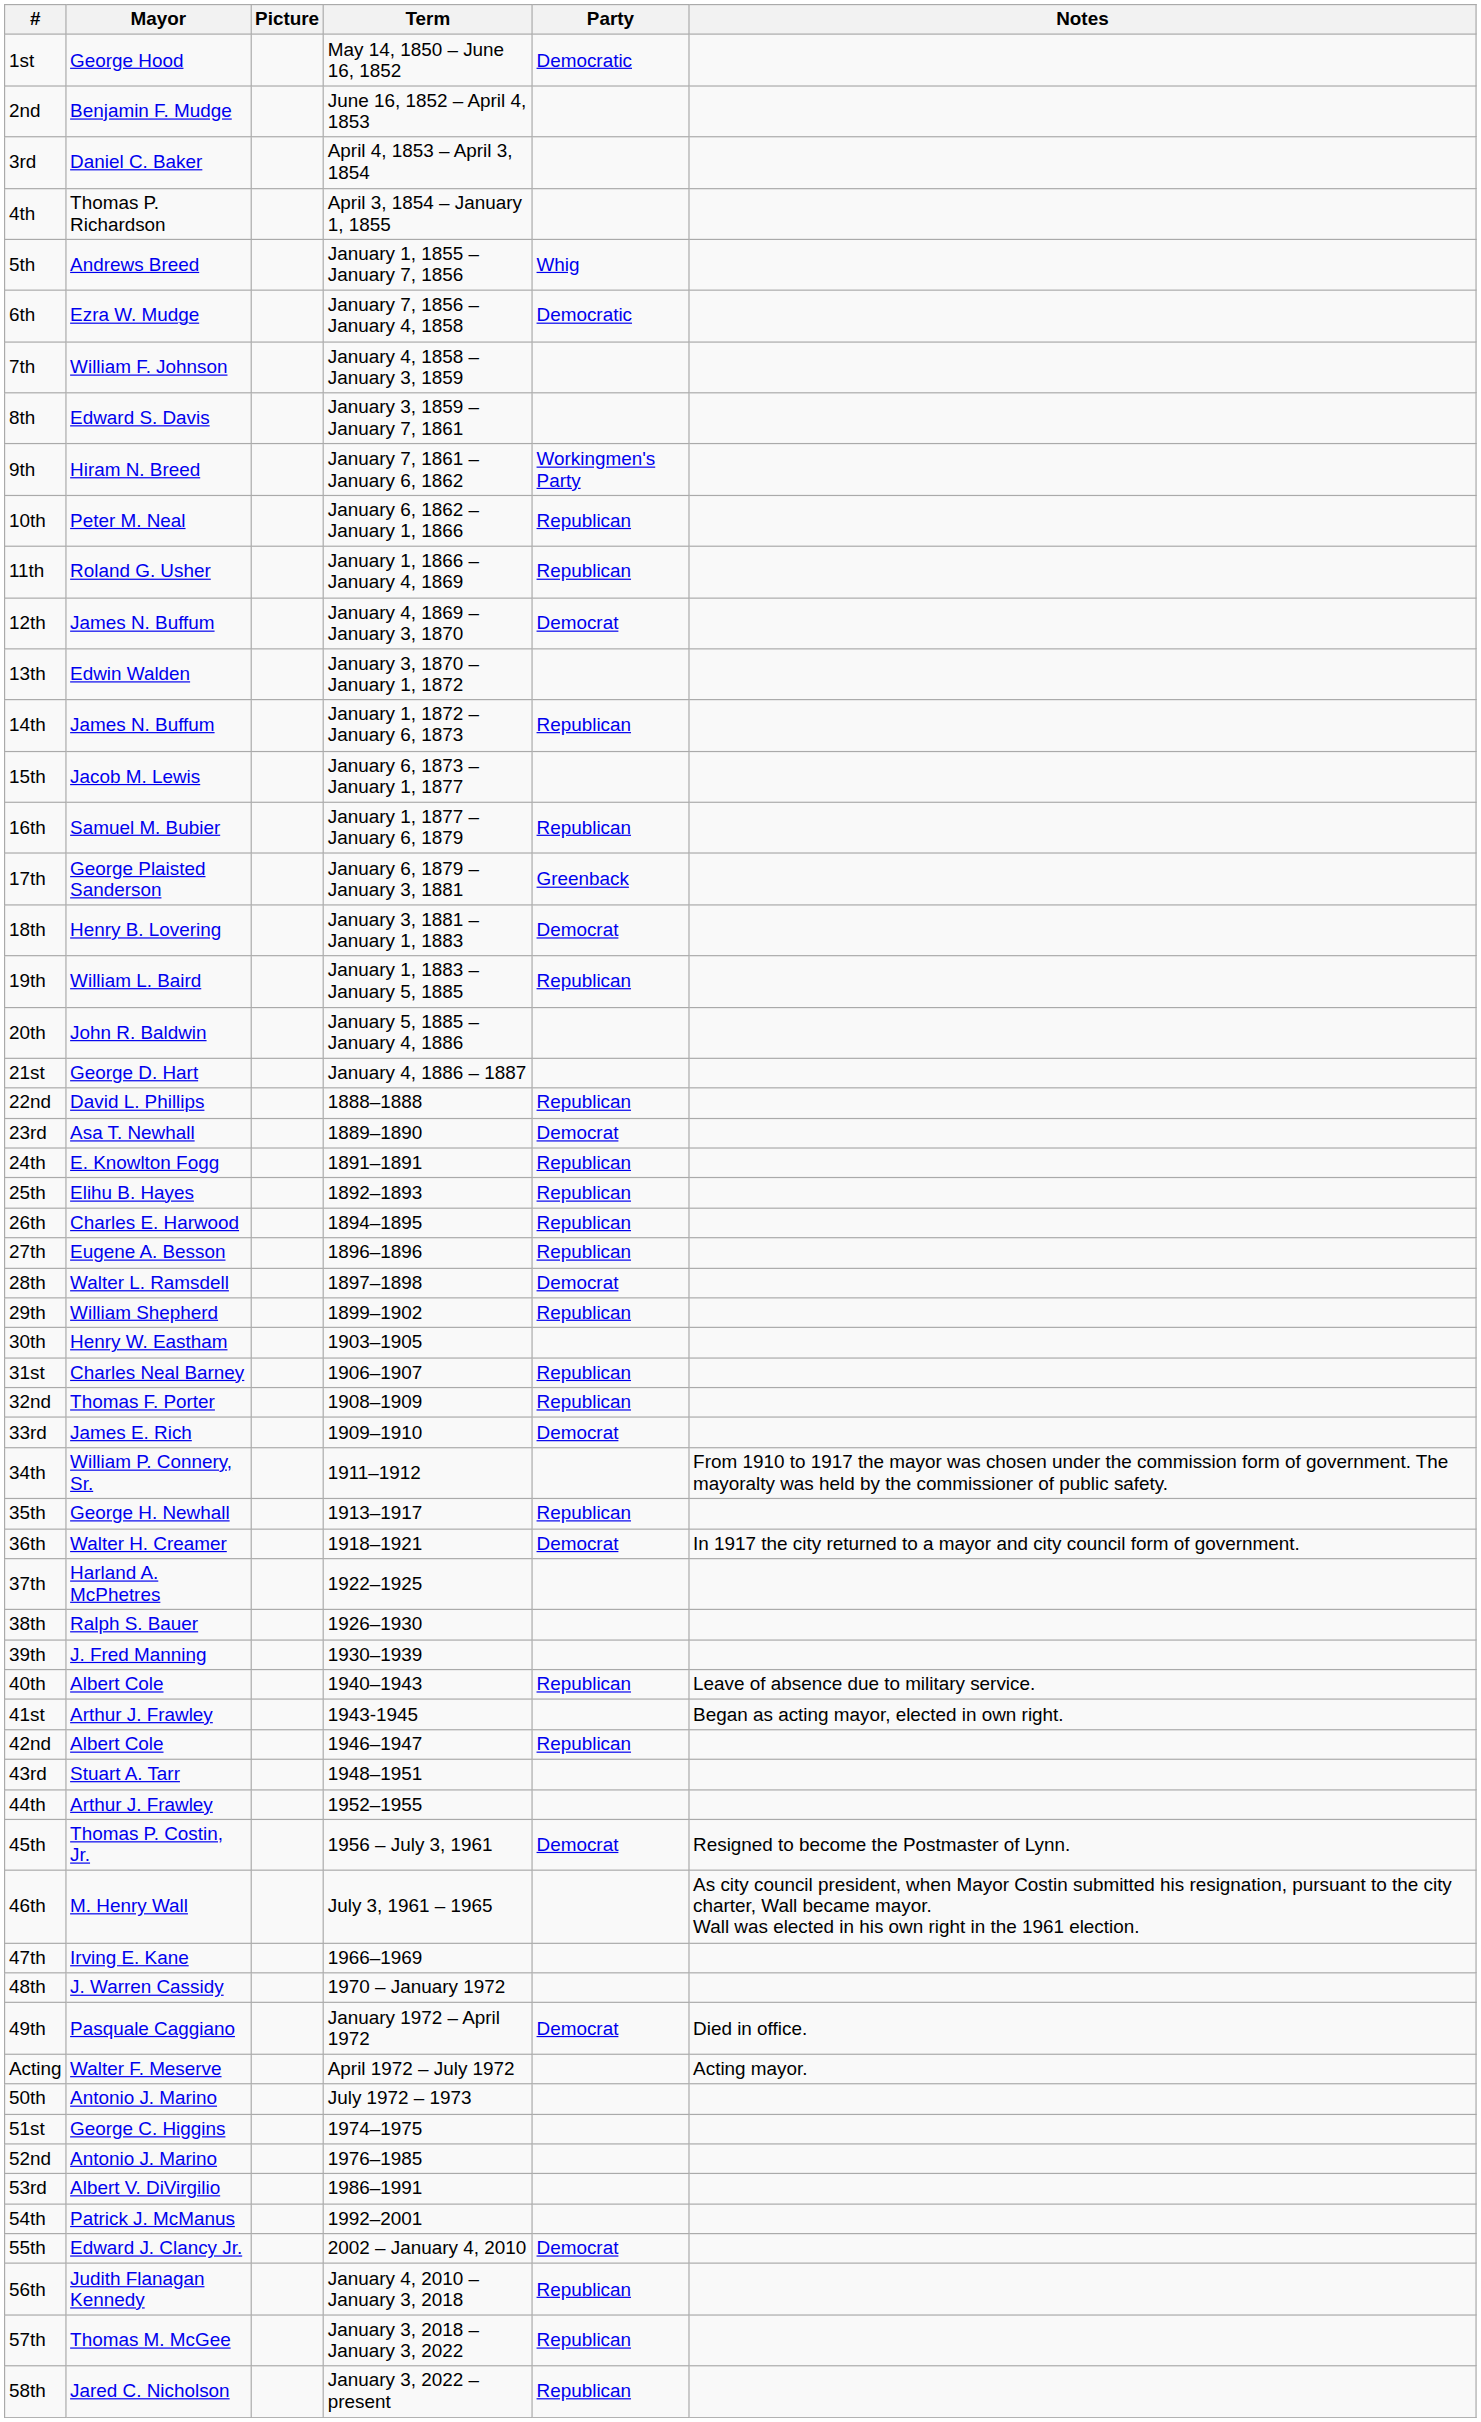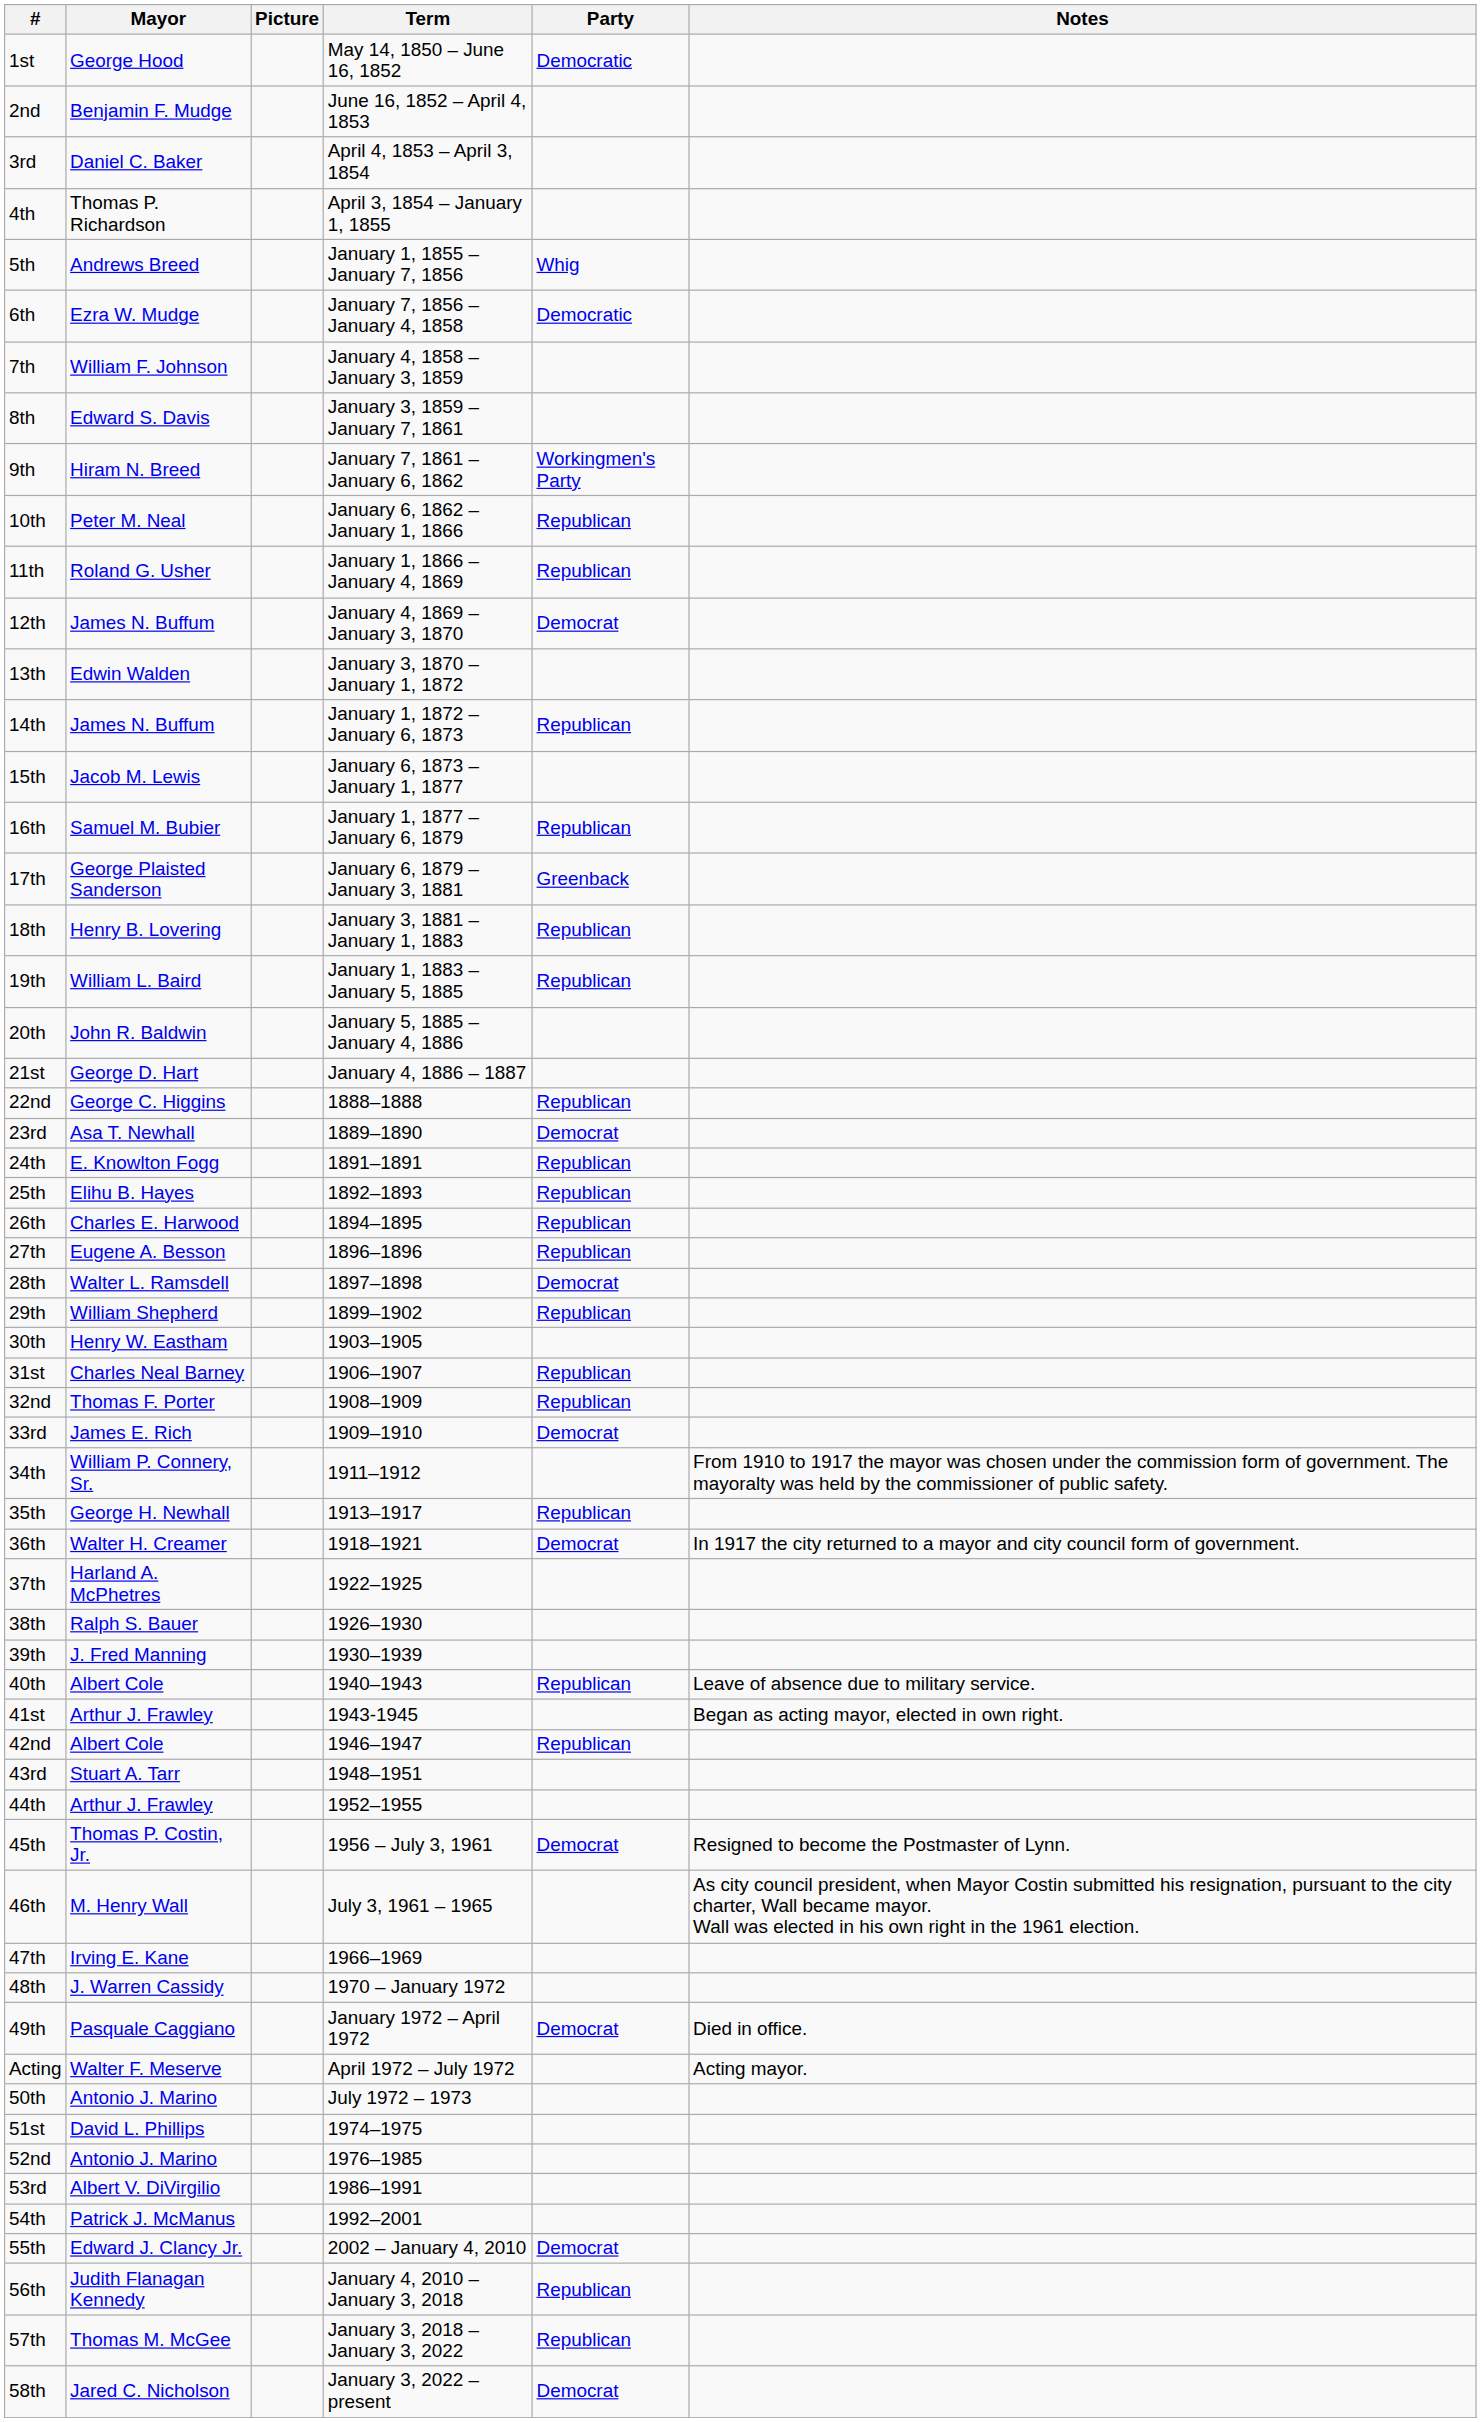(577, 930) Democrat -> (584, 930) Republican
(137, 1103) David L. Phillips -> (148, 1103) George C. Higgins
(148, 2128) George C. Higgins -> (137, 2128) David L. Phillips
(584, 2391) Republican -> (577, 2391) Democrat
